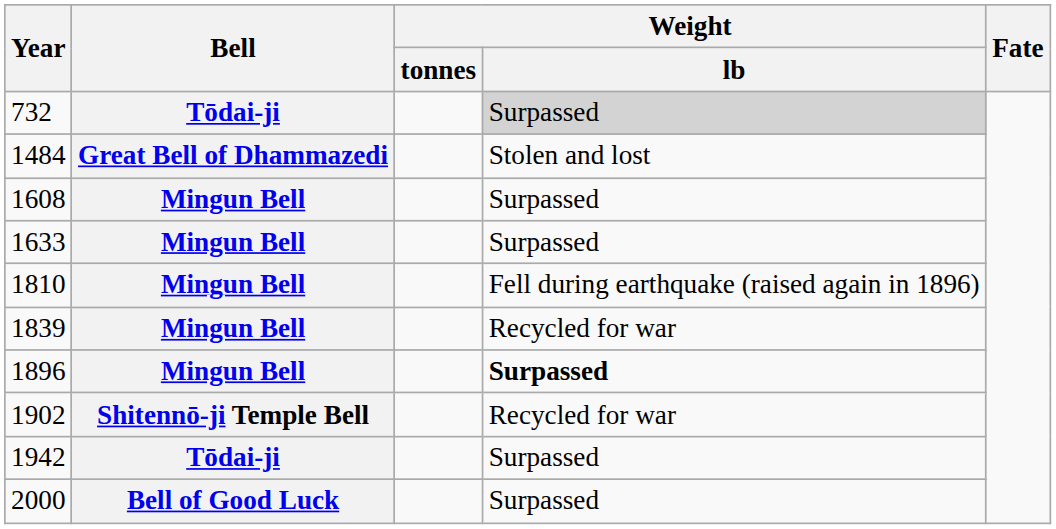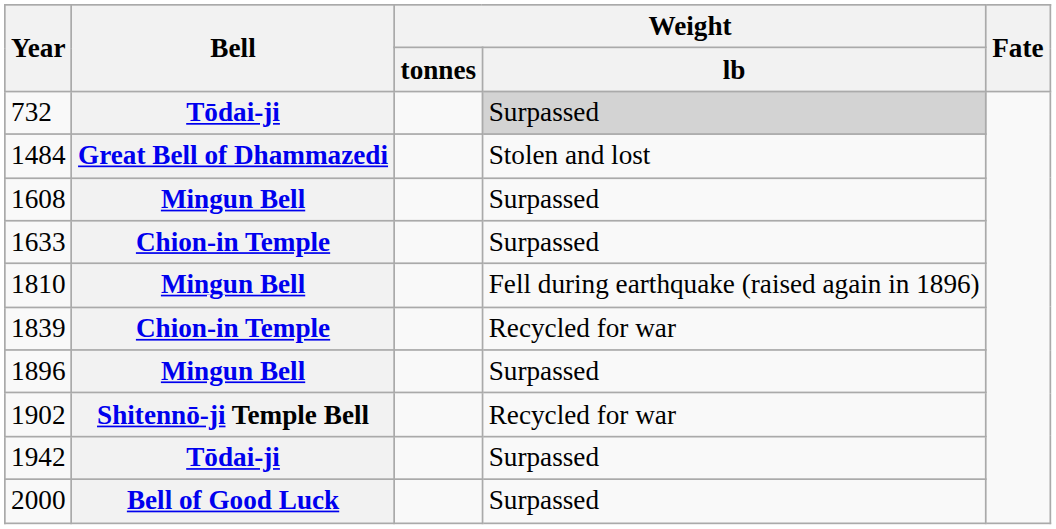(233, 241) Mingun Bell -> (233, 241) Chion-in Temple
(233, 328) Mingun Bell -> (233, 328) Chion-in Temple
(548, 371) bold -> (544, 371) normal
